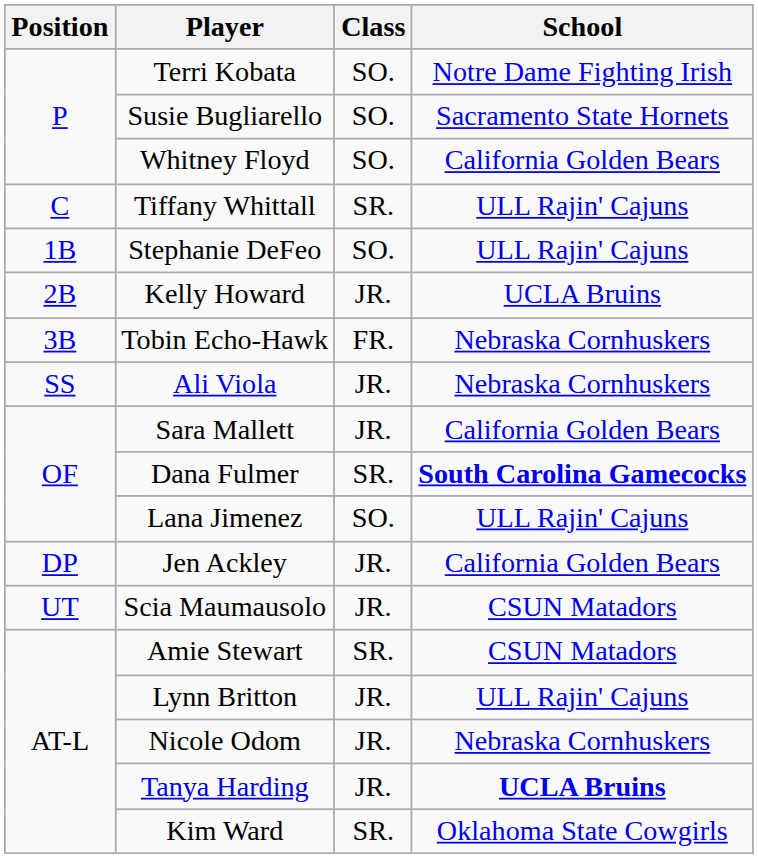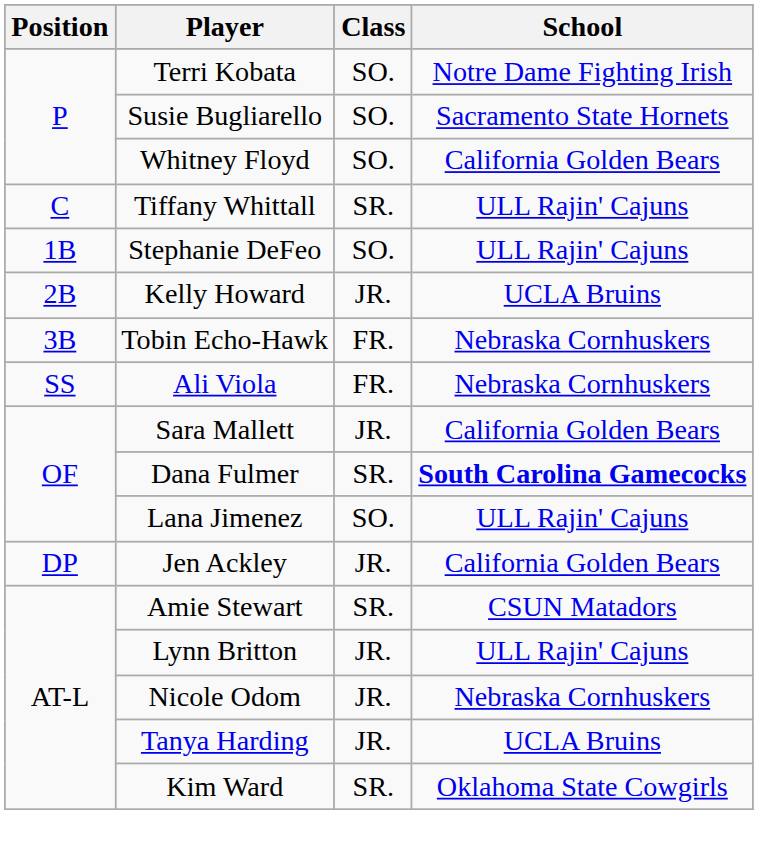(373, 384) JR. -> (373, 384) FR.
- row: (225, 607)
(582, 786) bold -> (582, 741) normal
